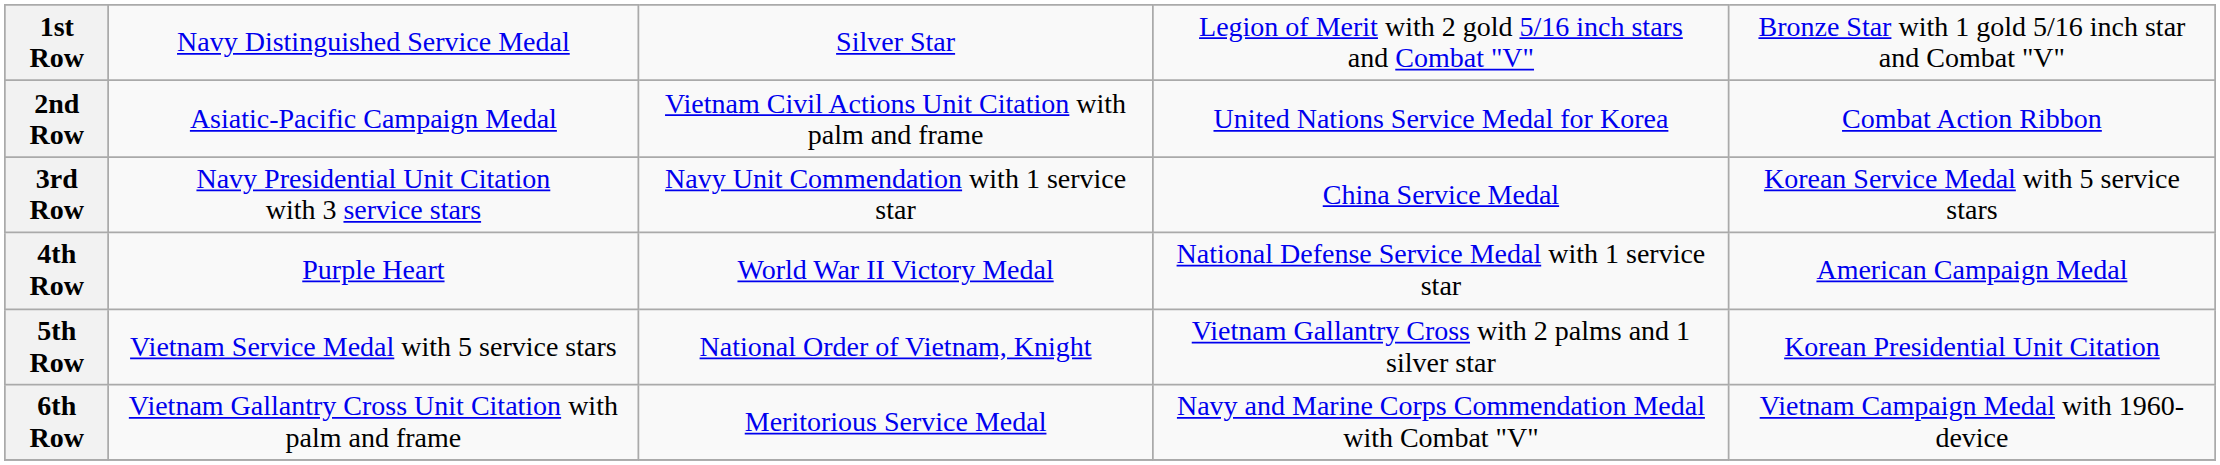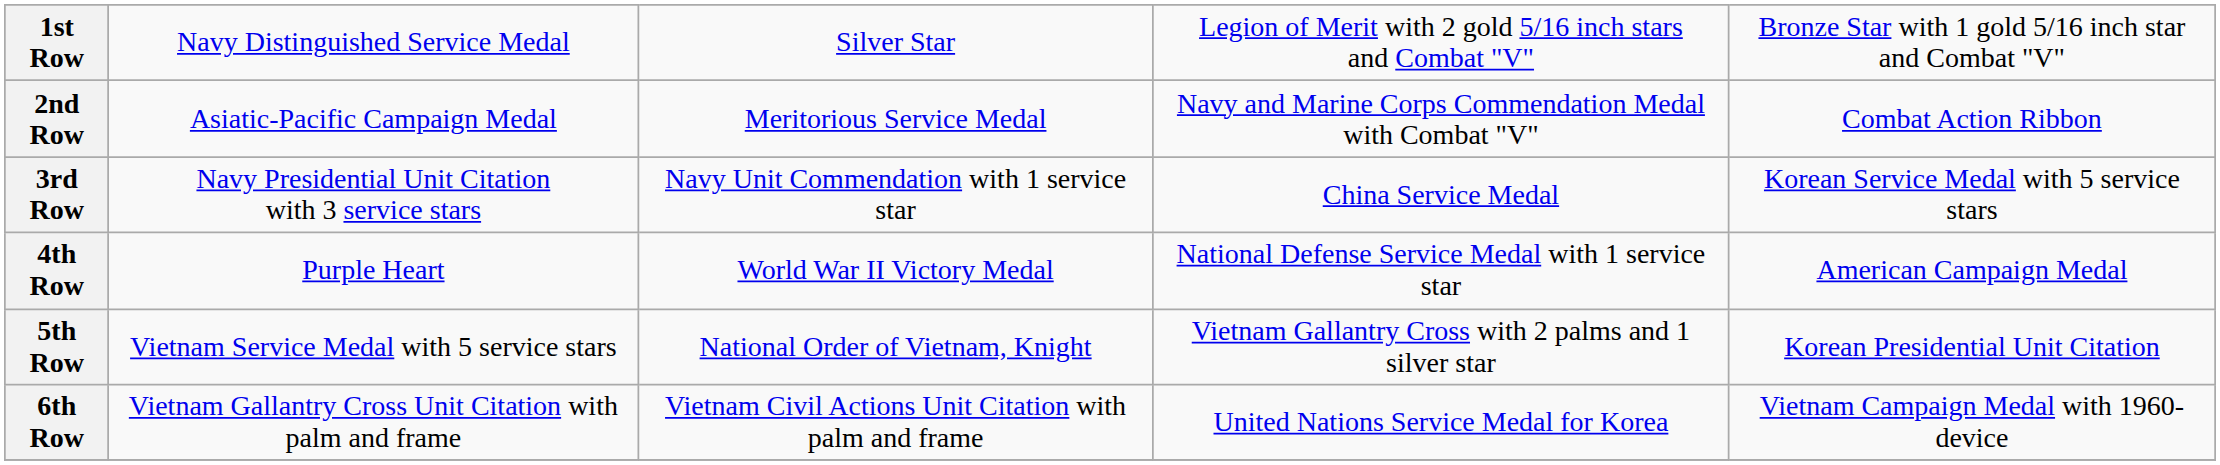(896, 118) Vietnam Civil Actions Unit Citation with palm and frame -> (896, 118) Meritorious Service Medal
(1441, 118) United Nations Service Medal for Korea -> (1441, 118) Navy and Marine Corps Commendation Medal with Combat "V"
(896, 421) Meritorious Service Medal -> (896, 421) Vietnam Civil Actions Unit Citation with palm and frame
(1441, 421) Navy and Marine Corps Commendation Medal with Combat "V" -> (1441, 421) United Nations Service Medal for Korea
